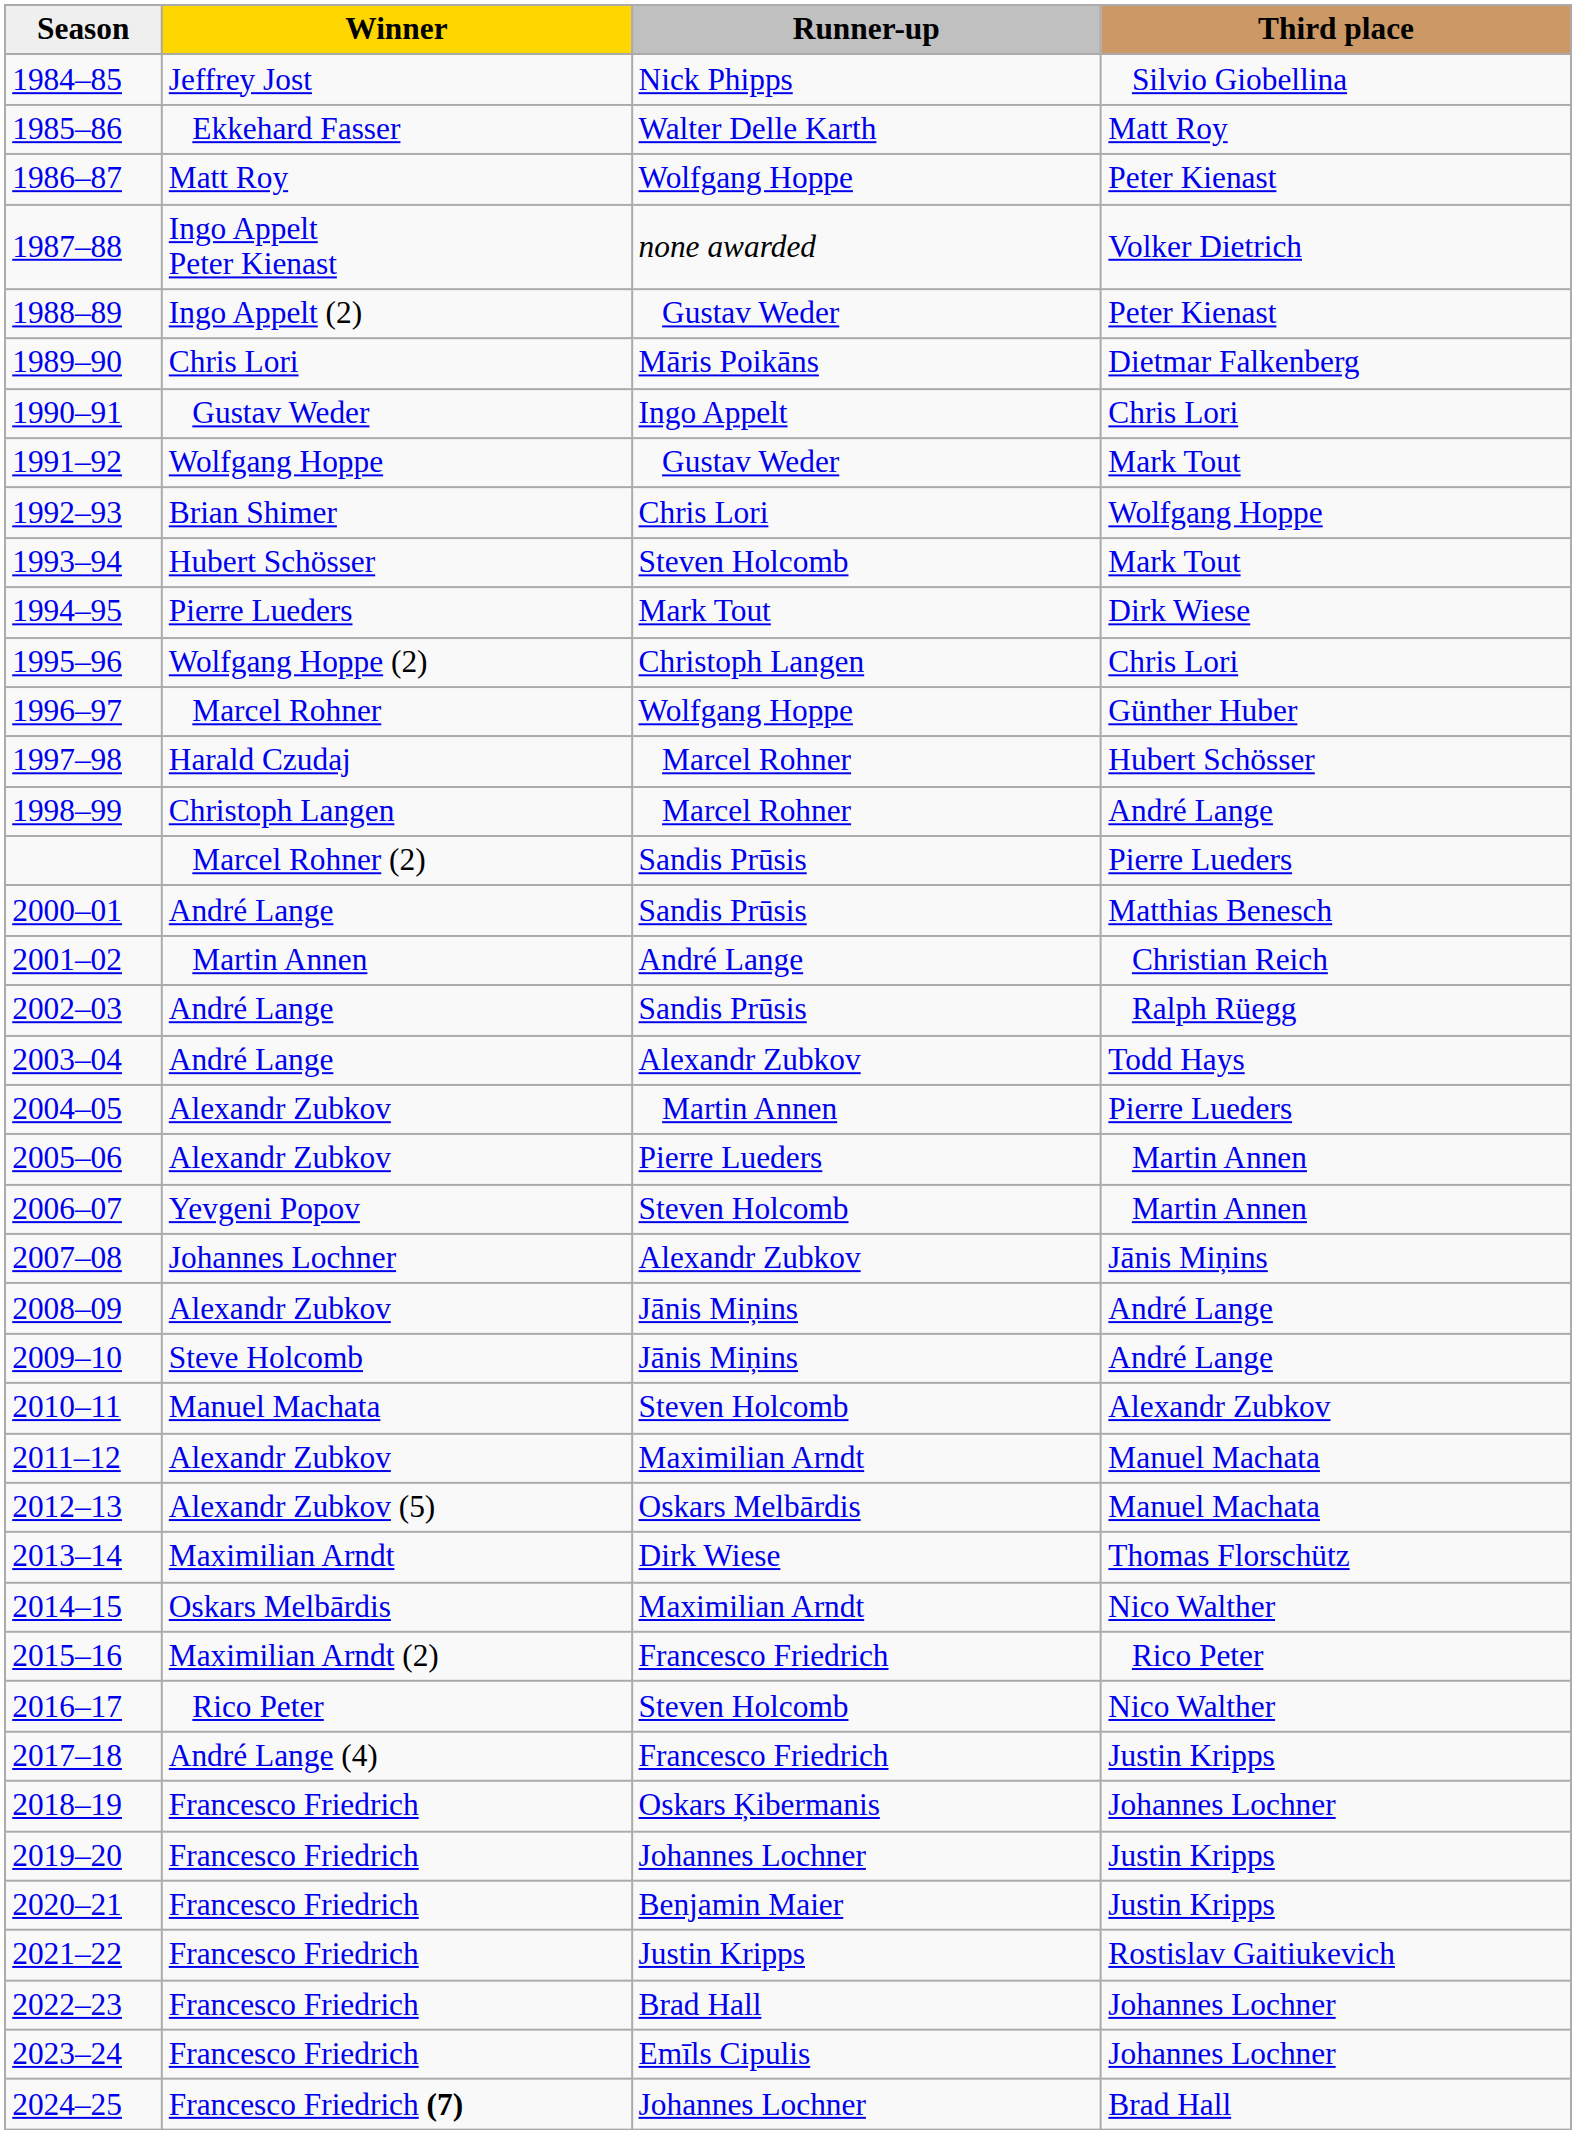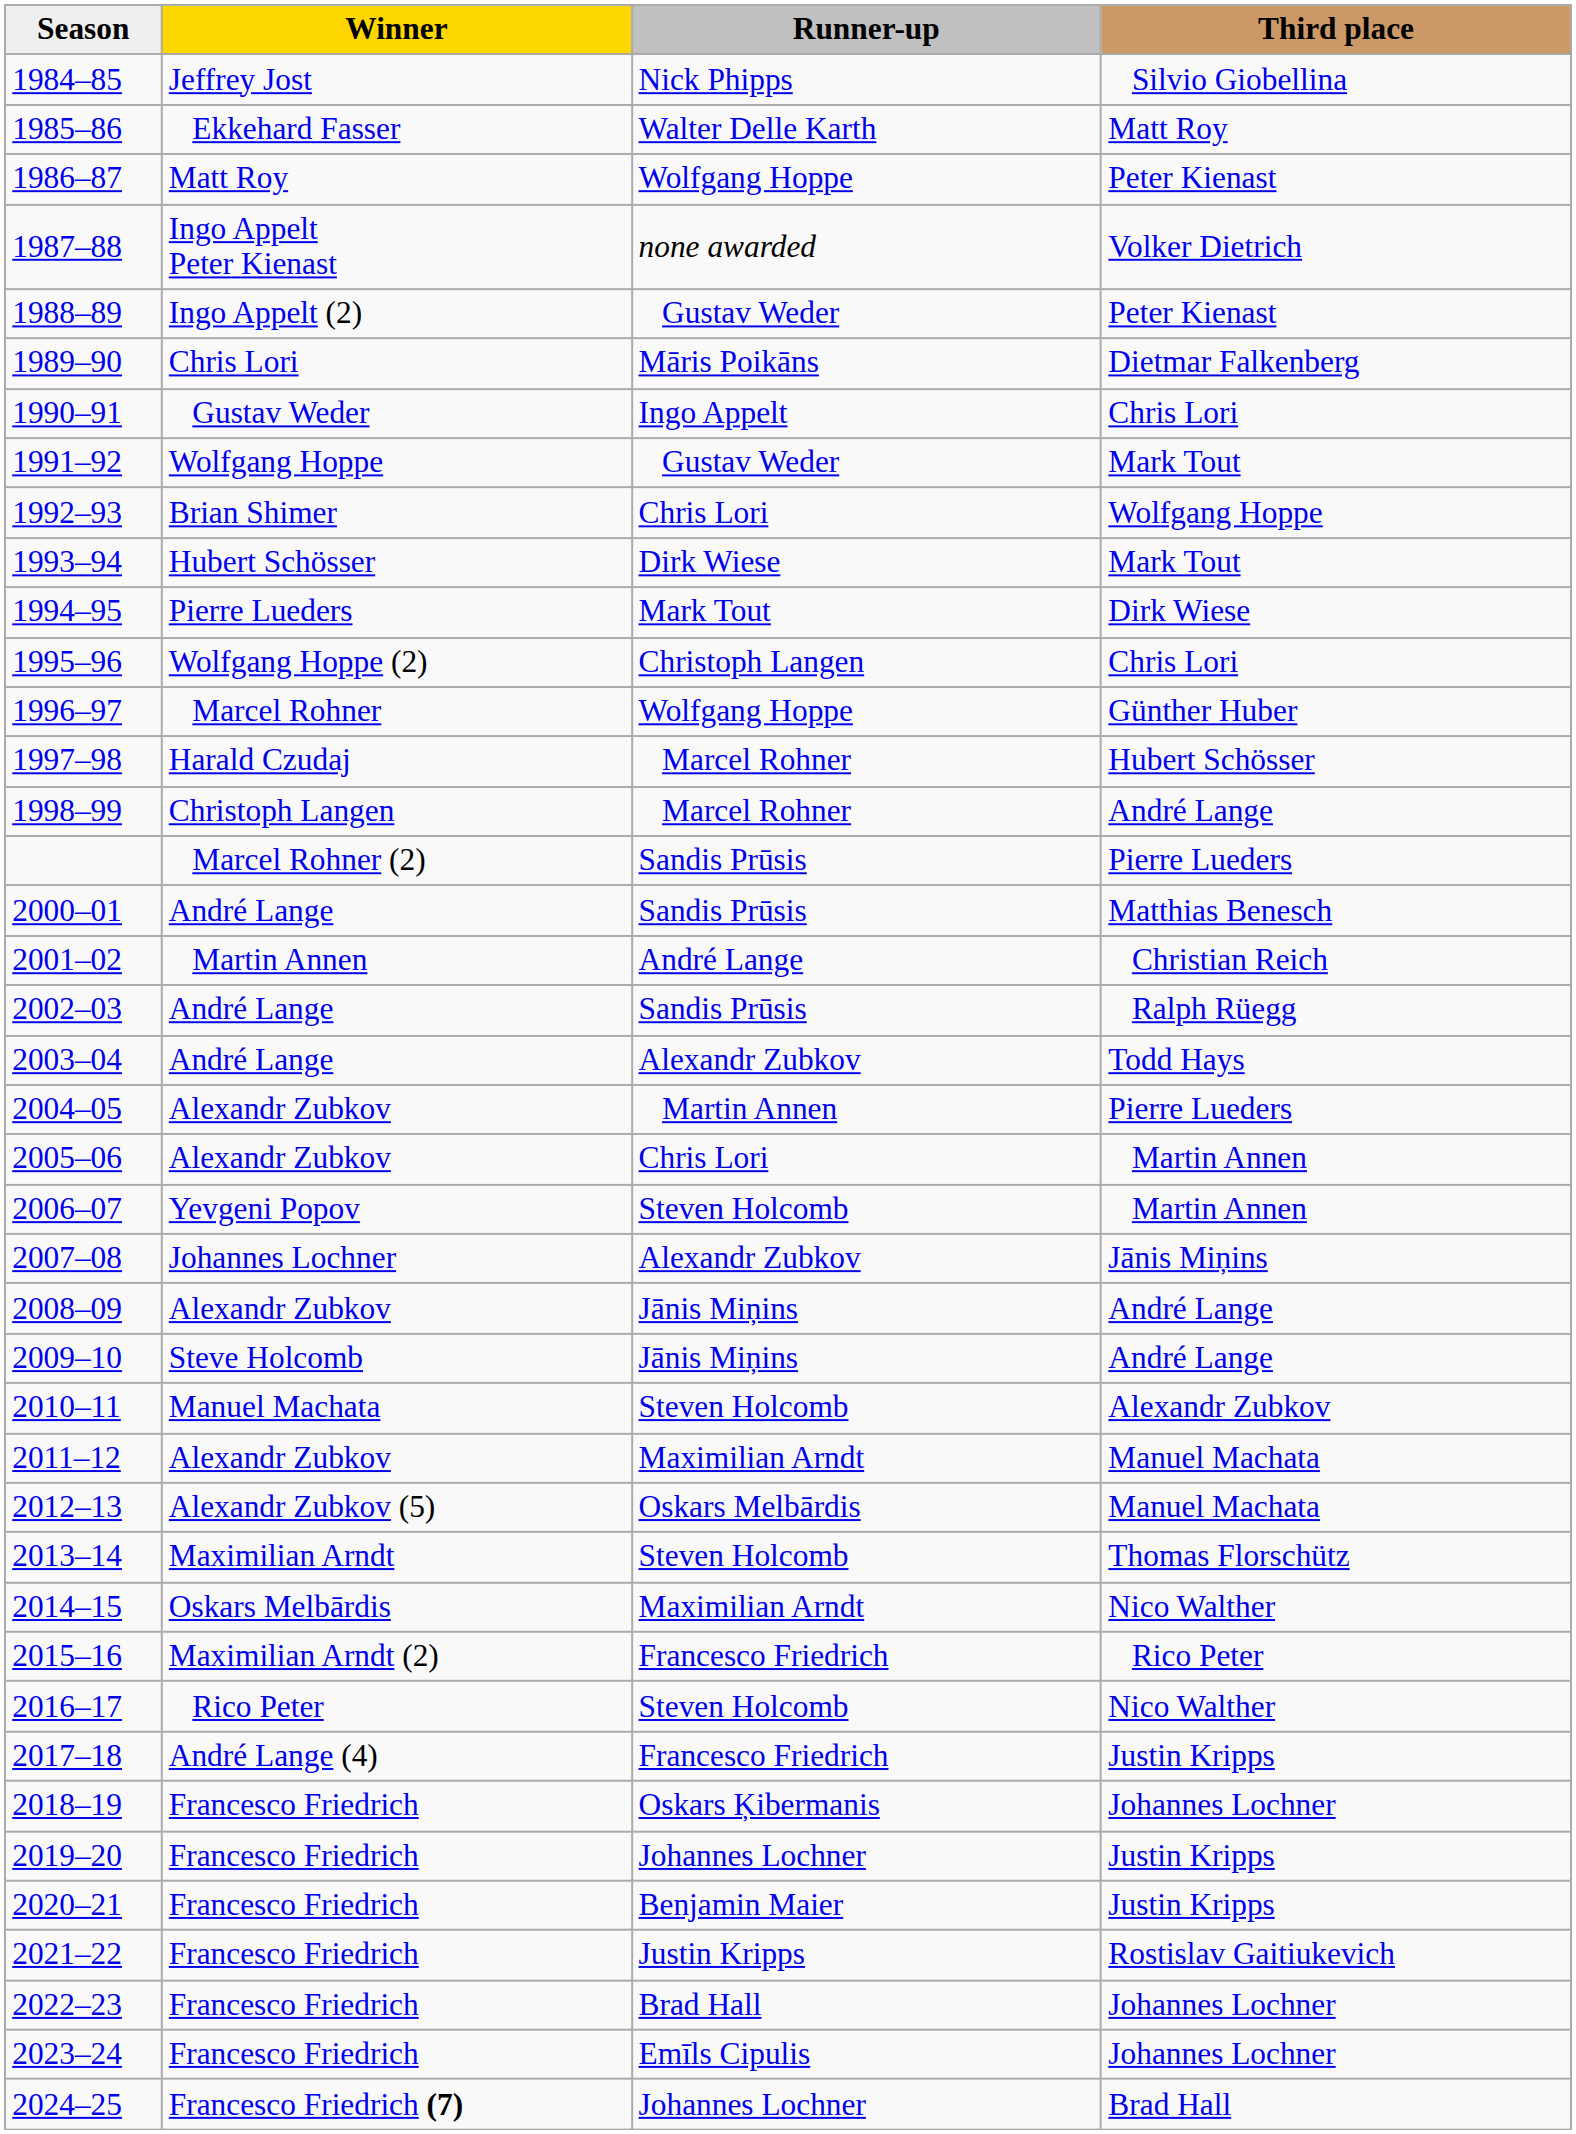(744, 561) Steven Holcomb -> (710, 561) Dirk Wiese
(730, 1158) Pierre Lueders -> (703, 1158) Chris Lori
(710, 1556) Dirk Wiese -> (744, 1556) Steven Holcomb
